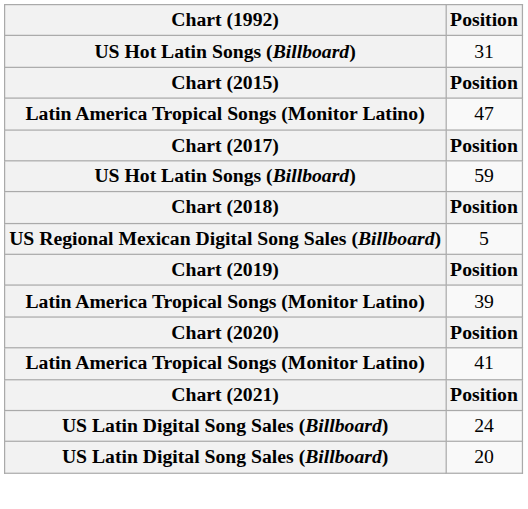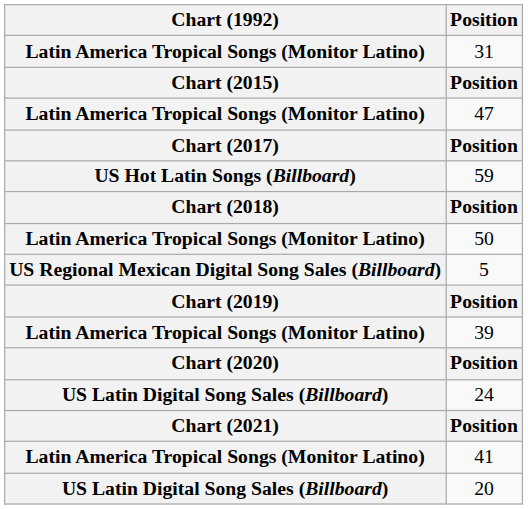(225, 51) US Hot Latin Songs (Billboard) -> (225, 51) Latin America Tropical Songs (Monitor Latino)
+ row: (484, 238)
rows swapped: (484, 363) <-> (484, 425)
